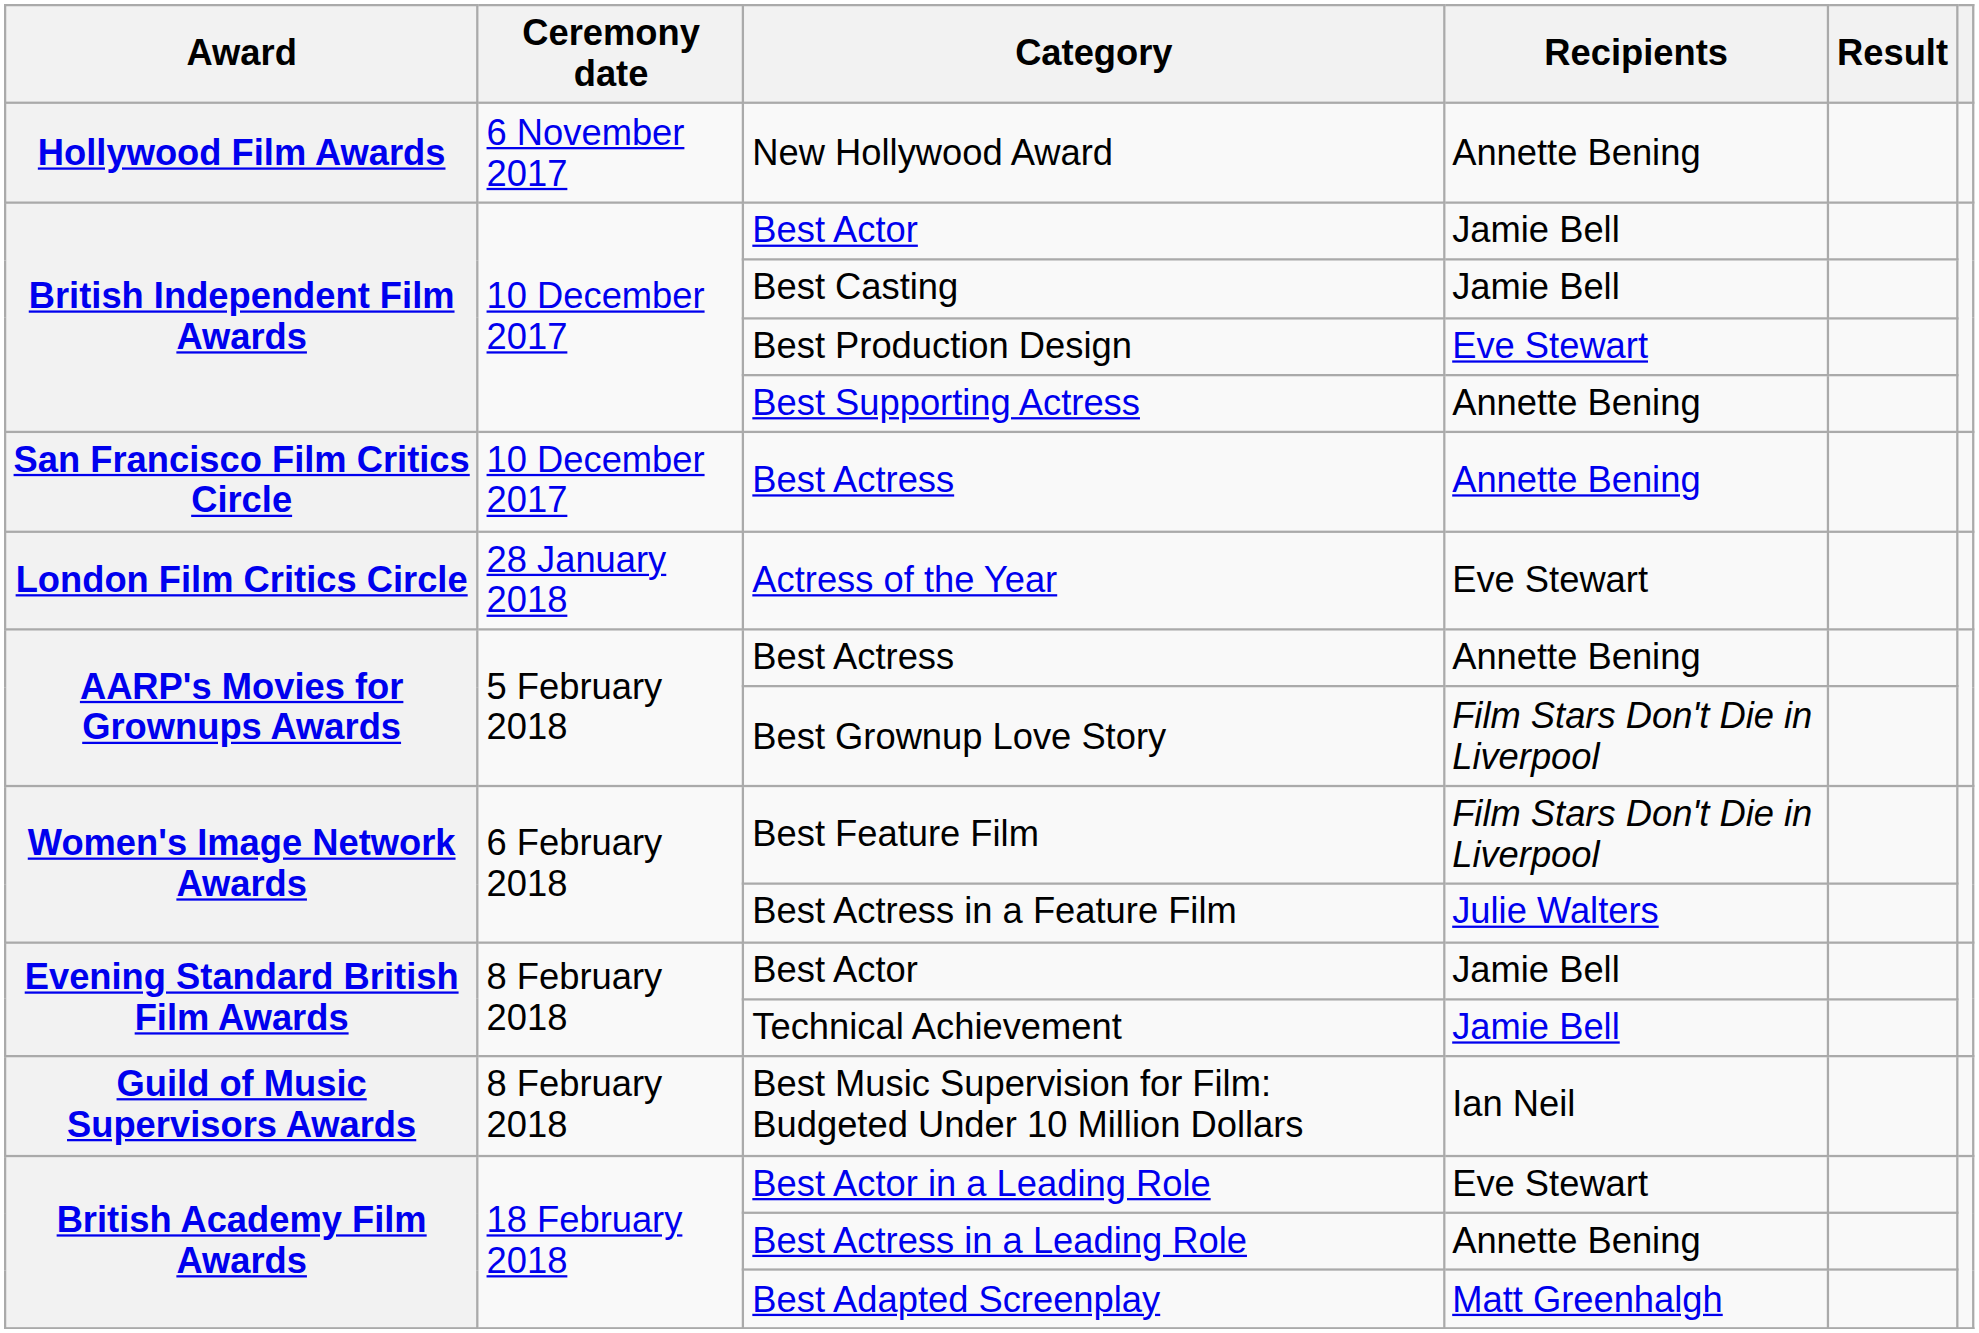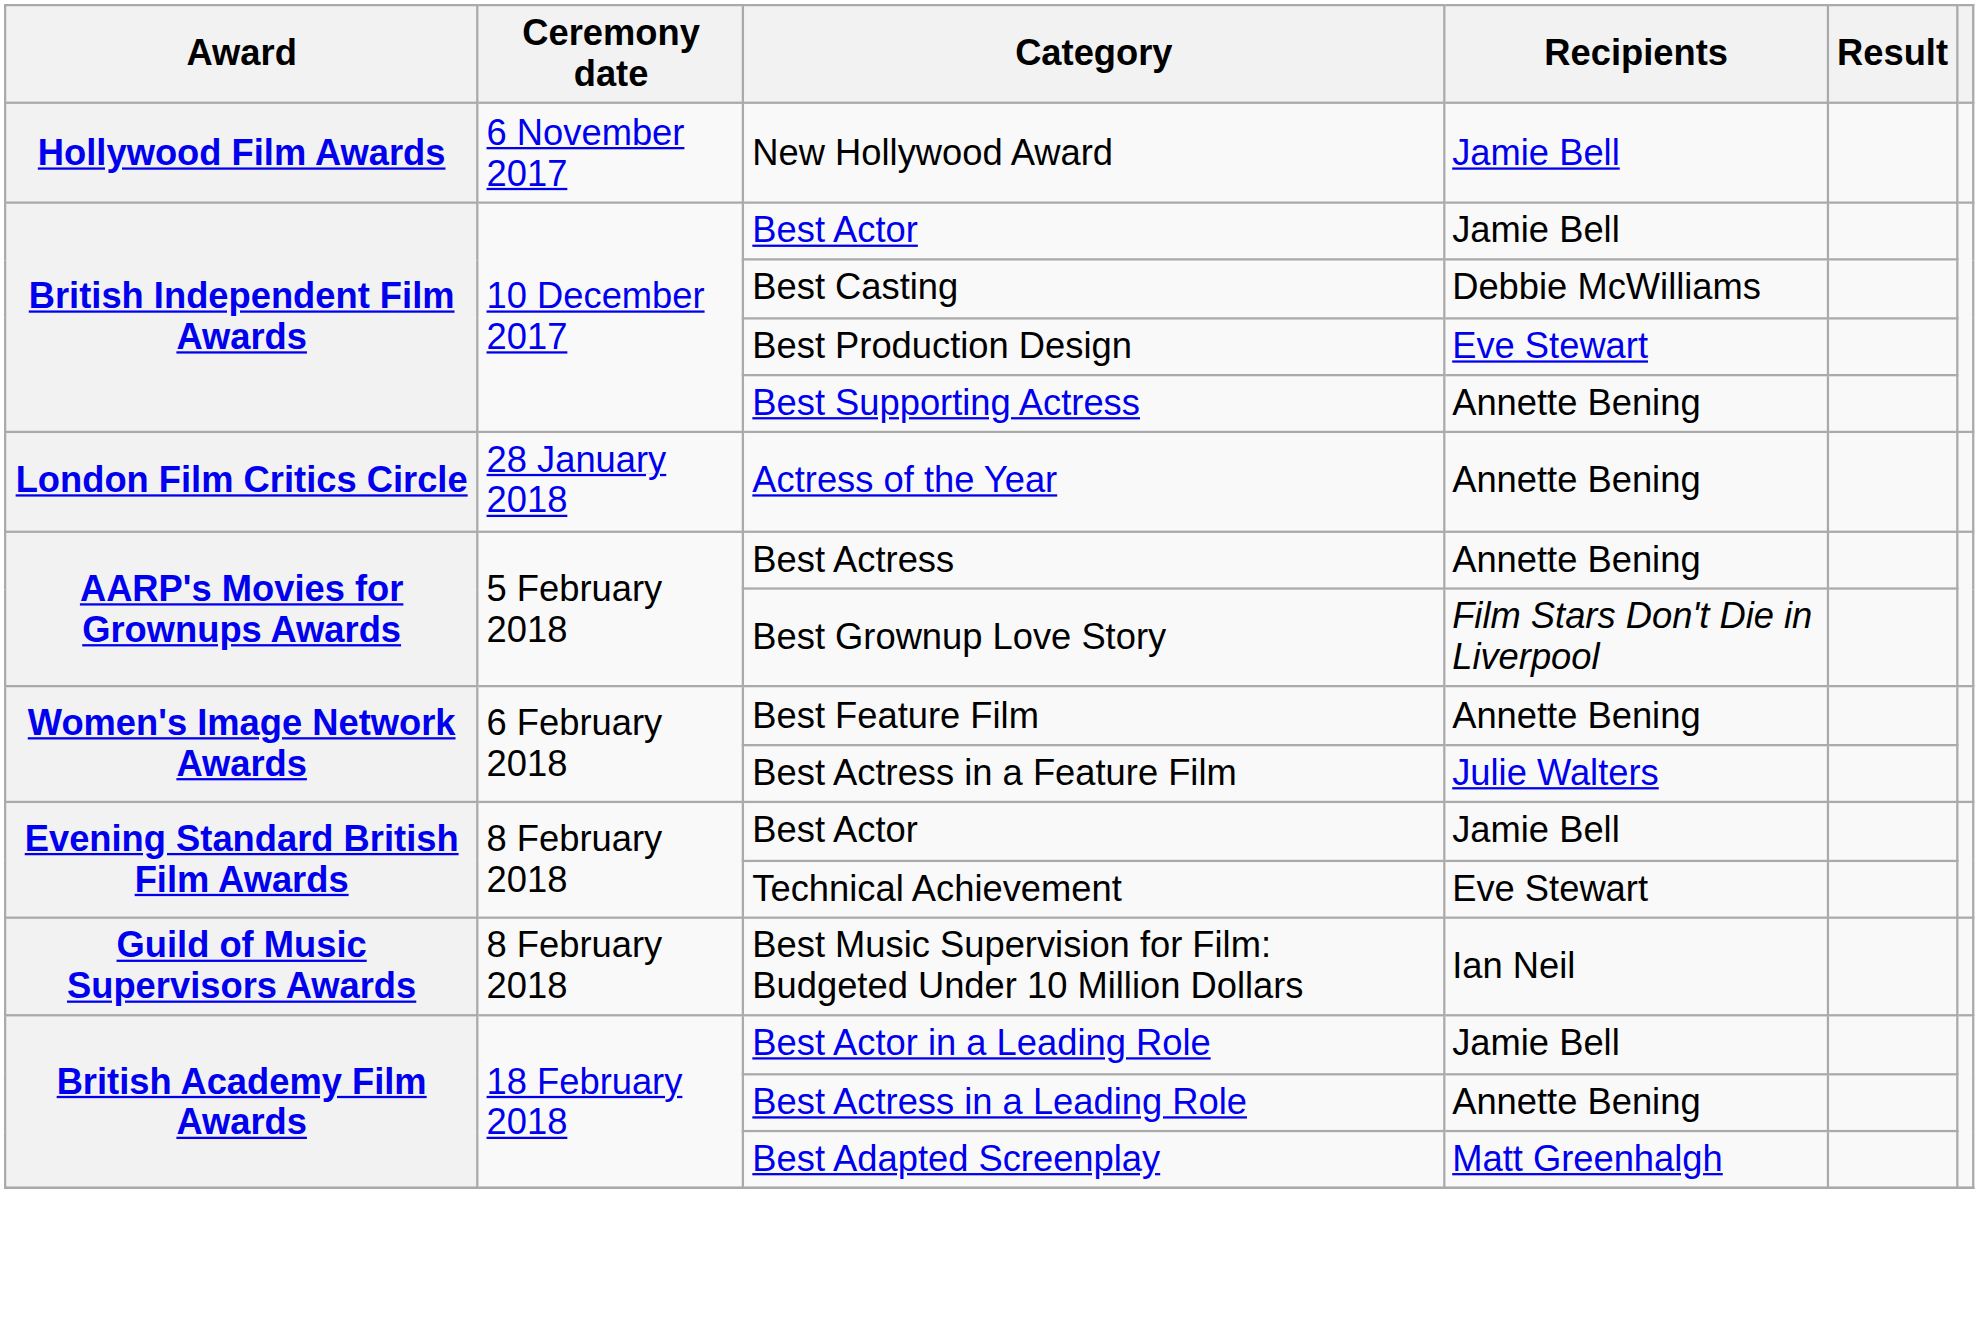(1576, 152) Annette Bening -> (1536, 152) Jamie Bell
(1536, 287) Jamie Bell -> (1607, 287) Debbie McWilliams
- row: (242, 481)
(1550, 579) Eve Stewart -> (1576, 481) Annette Bening
(1632, 834) Film Stars Don't Die in Liverpool -> (1576, 715) Annette Bening
(1536, 1027) Jamie Bell -> (1550, 887) Eve Stewart
(1550, 1183) Eve Stewart -> (1536, 1044) Jamie Bell
